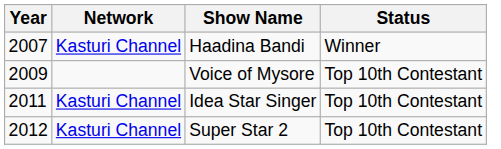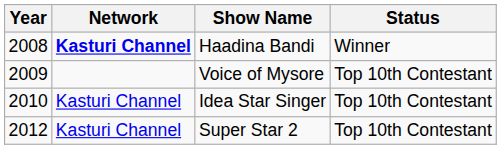(28, 46) 2007 -> (28, 46) 2008
(118, 46) normal -> (123, 46) bold
(28, 102) 2011 -> (28, 102) 2010
